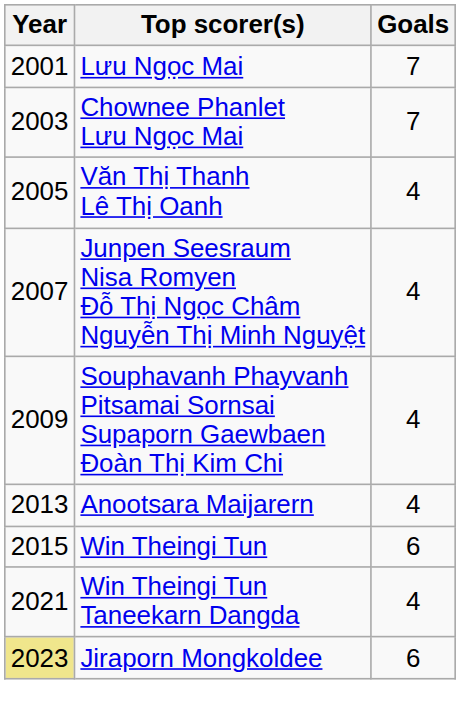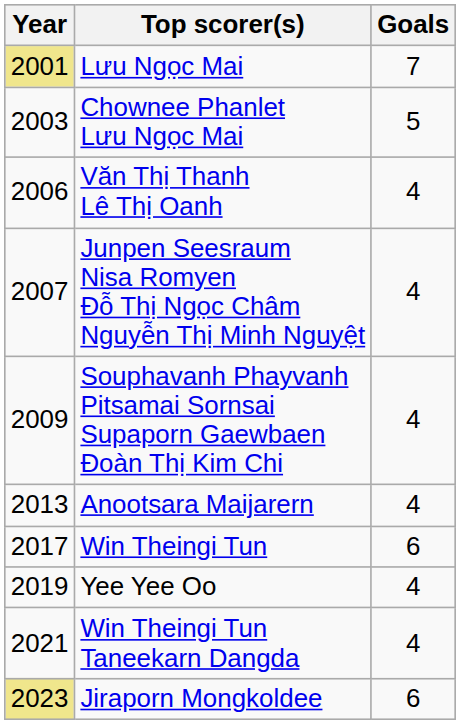(40, 66) no background -> (40, 66) khaki background
(413, 121) 7 -> (413, 121) 5
(40, 192) 2005 -> (40, 192) 2006
(40, 546) 2015 -> (40, 546) 2017
+ row: (148, 587)
